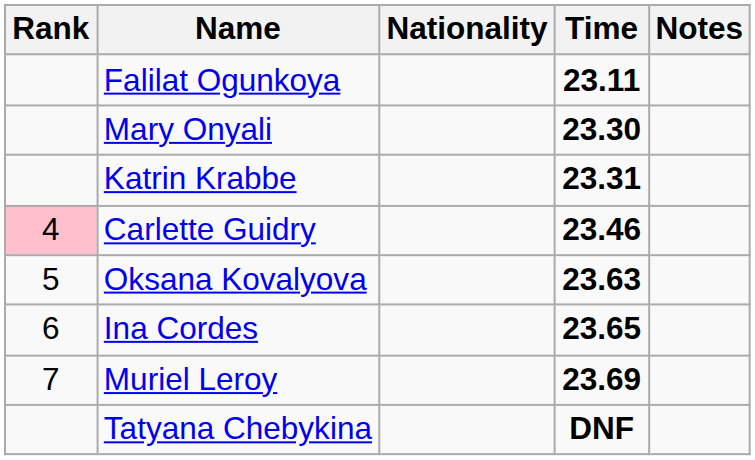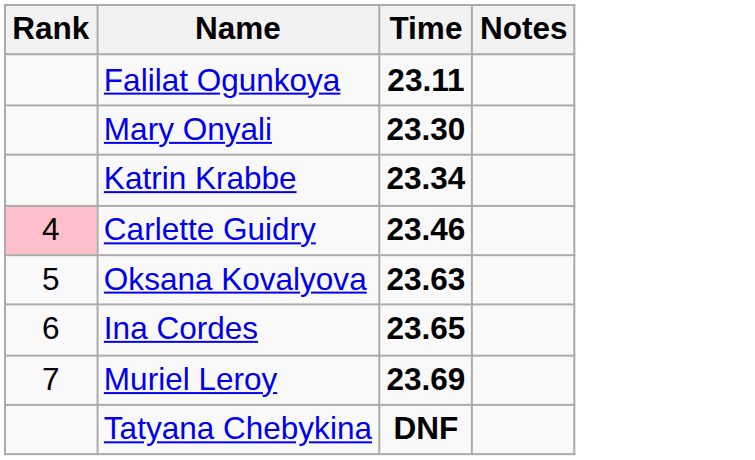- column: (467, 29)
(602, 179) 23.31 -> (426, 179) 23.34
